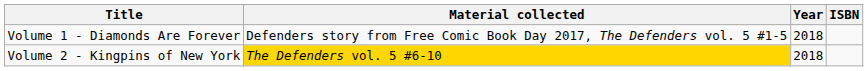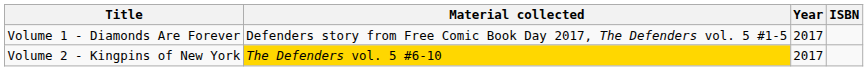(808, 35) 2018 -> (808, 35) 2017
(808, 55) 2018 -> (808, 55) 2017
